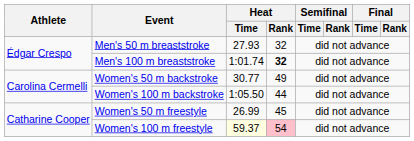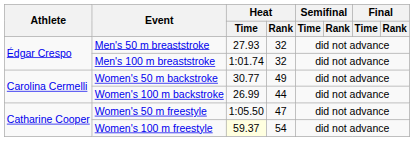(281, 62) bold -> (281, 62) normal
(246, 95) 1:05.50 -> (246, 95) 26.99
(246, 112) 26.99 -> (246, 112) 1:05.50
(281, 112) 45 -> (281, 112) 47
(281, 128) pink background -> (281, 128) no background
